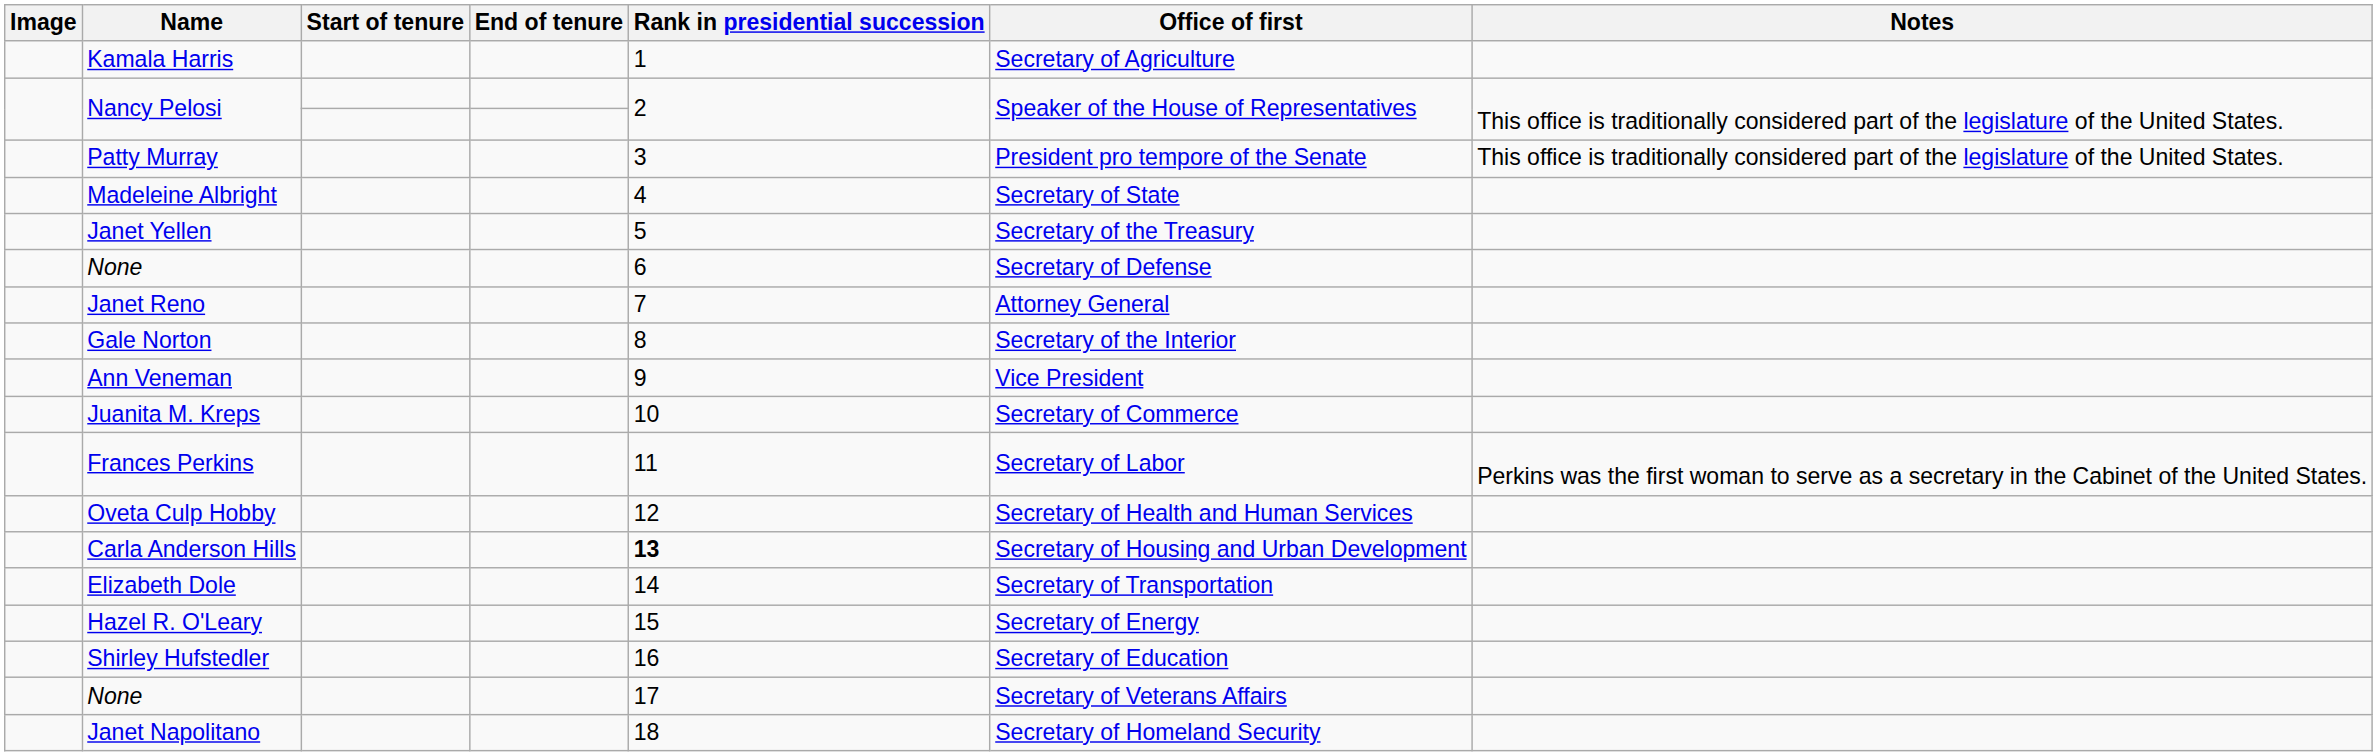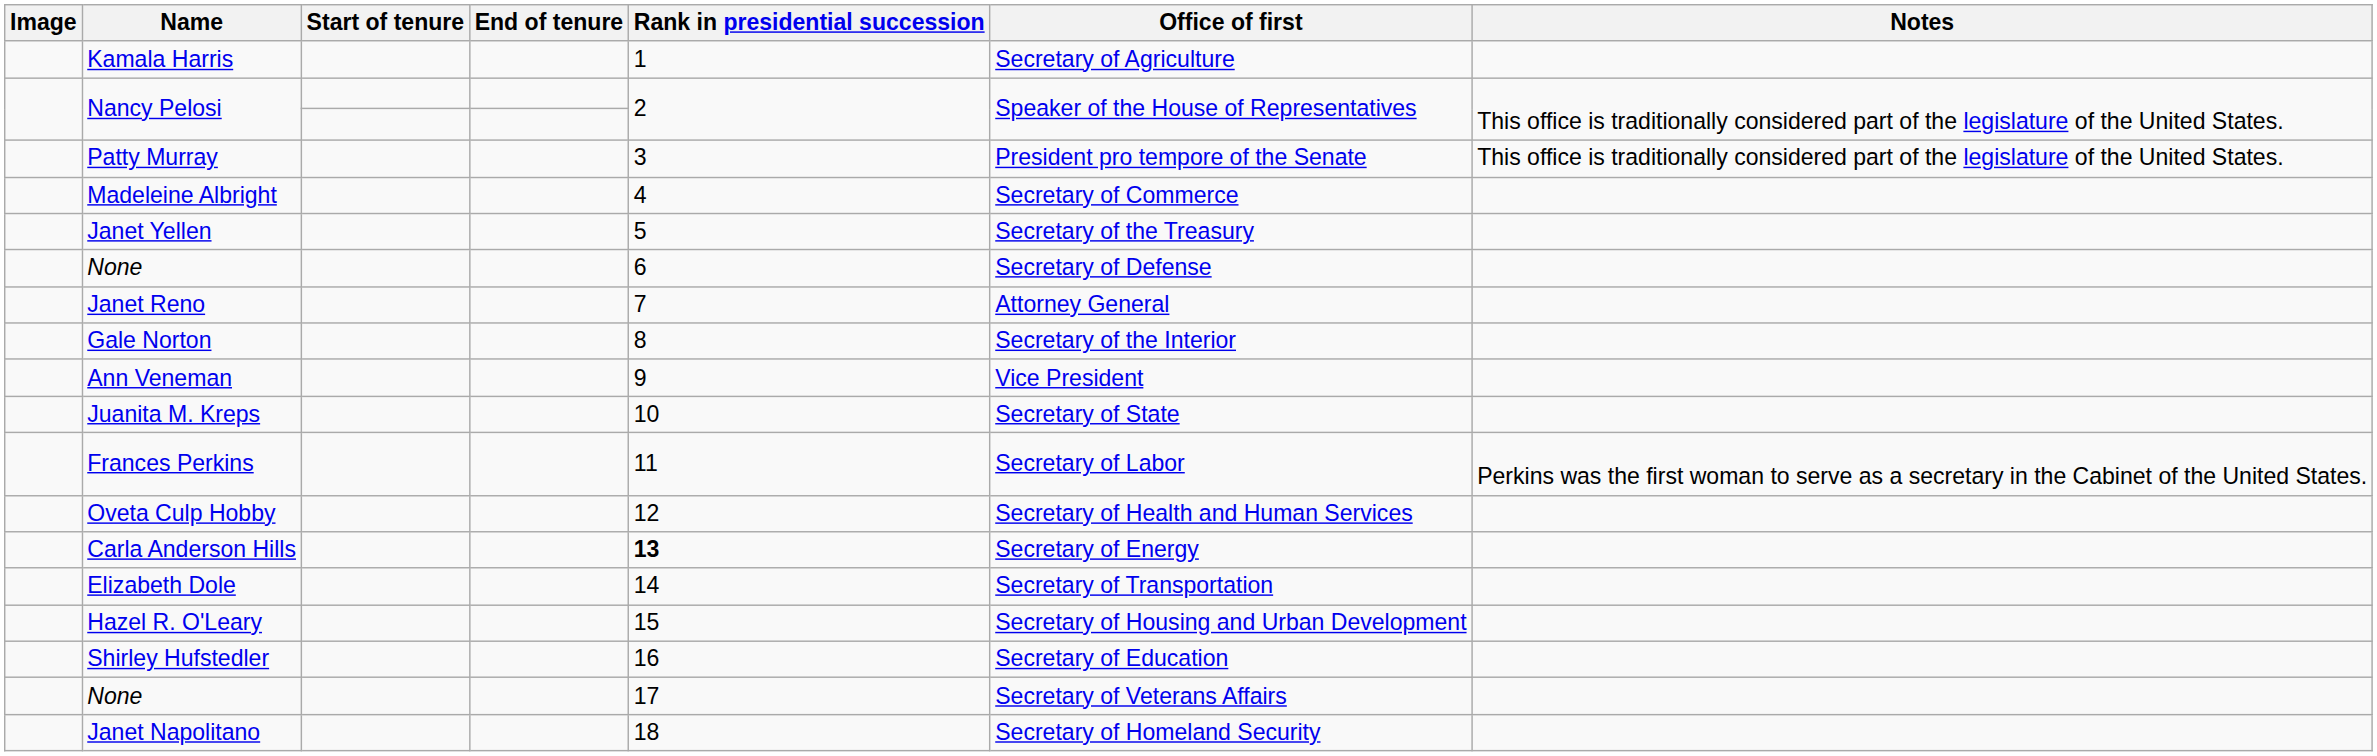(1087, 194) Secretary of State -> (1117, 194) Secretary of Commerce
(1117, 414) Secretary of Commerce -> (1087, 414) Secretary of State
(1231, 549) Secretary of Housing and Urban Development -> (1097, 549) Secretary of Energy
(1097, 622) Secretary of Energy -> (1231, 622) Secretary of Housing and Urban Development
